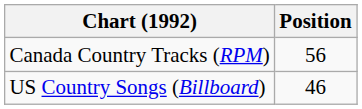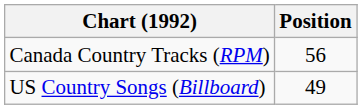(315, 87) 46 -> (315, 87) 49
